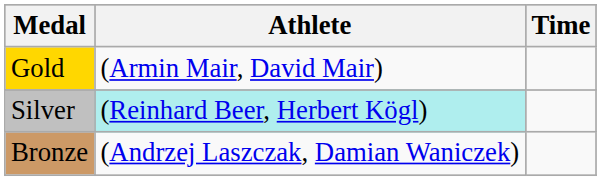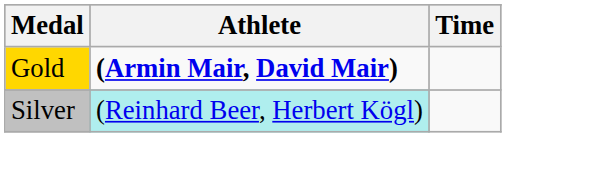(242, 68) normal -> (247, 68) bold
- row: (50, 152)
